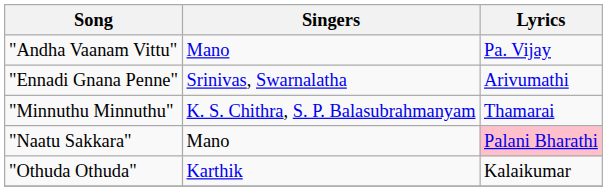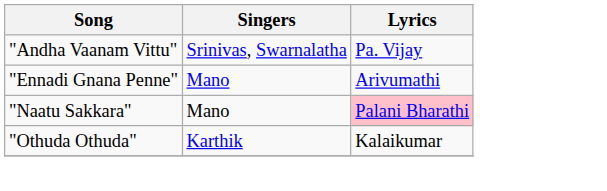(208, 50) Mano -> (267, 50) Srinivas, Swarnalatha
(267, 80) Srinivas, Swarnalatha -> (208, 80) Mano
- row: (91, 110)
